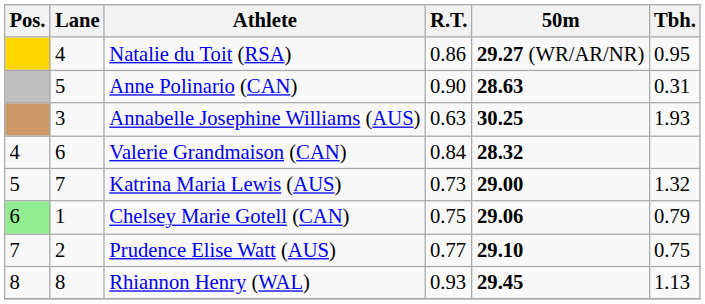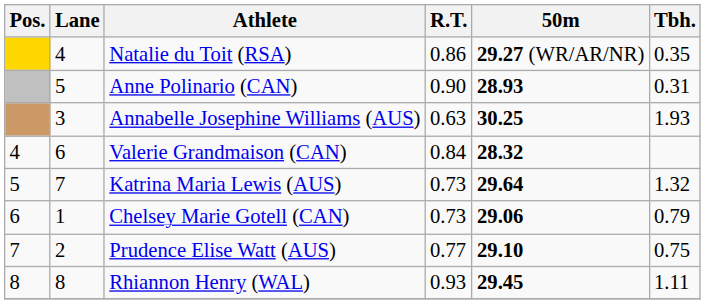(672, 53) 0.95 -> (672, 53) 0.35
(500, 86) 28.63 -> (500, 86) 28.93
(500, 184) 29.00 -> (500, 184) 29.64
(15, 217) lightgreen background -> (15, 217) no background
(448, 217) 0.75 -> (448, 217) 0.73
(672, 282) 1.13 -> (672, 282) 1.11
